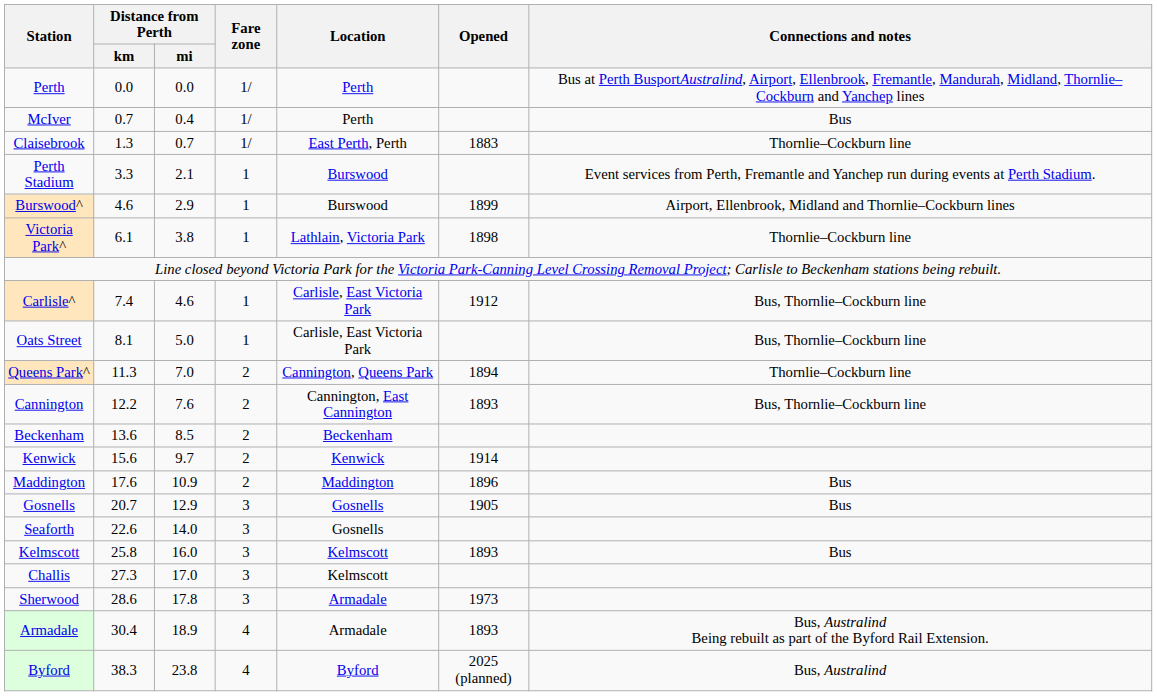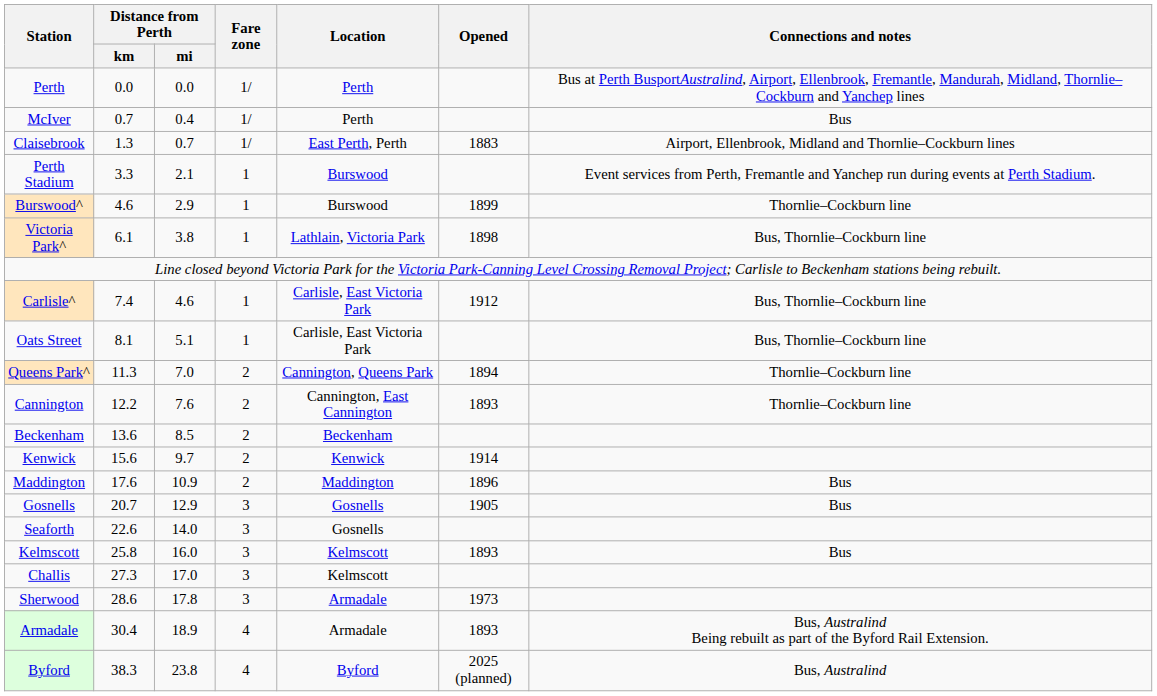(840, 142) Thornlie–Cockburn line -> (840, 142) Airport, Ellenbrook, Midland and Thornlie–Cockburn lines
(840, 205) Airport, Ellenbrook, Midland and Thornlie–Cockburn lines -> (840, 205) Thornlie–Cockburn line
(840, 237) Thornlie–Cockburn line -> (840, 237) Bus, Thornlie–Cockburn line
(185, 340) 5.0 -> (185, 340) 5.1
(840, 403) Bus, Thornlie–Cockburn line -> (840, 403) Thornlie–Cockburn line
